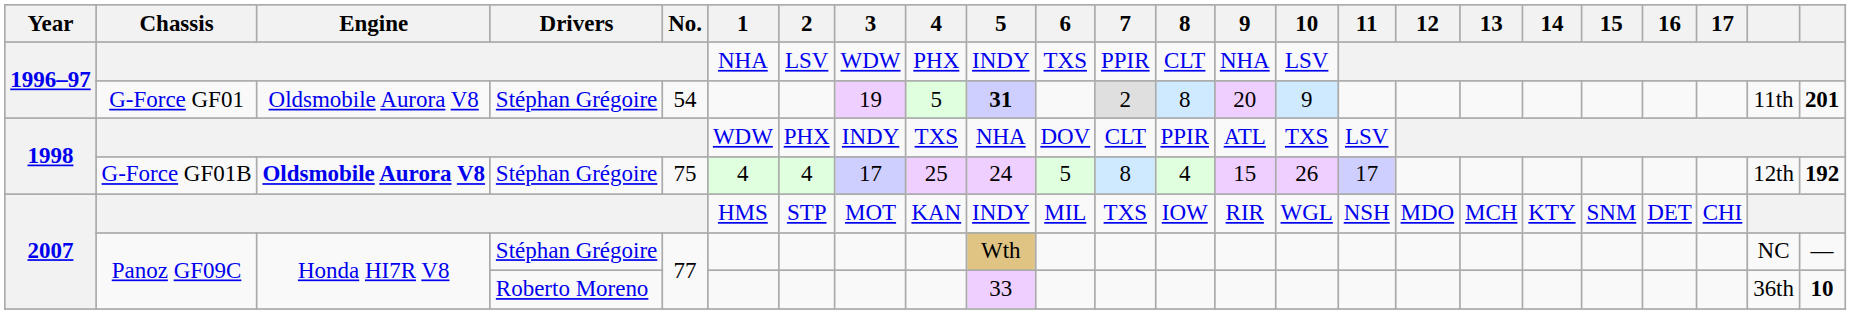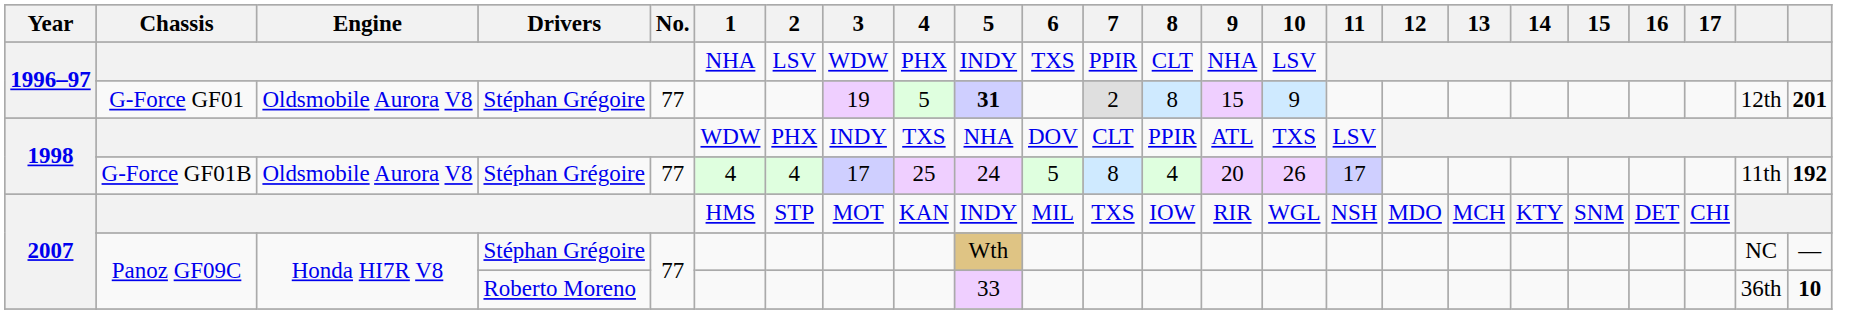(685, 98) 54 -> (673, 98) 77
(1245, 98) 20 -> (1232, 98) 15
(1774, 98) 11th -> (1761, 98) 12th
(374, 174) bold -> (368, 174) normal
(685, 174) 75 -> (673, 174) 77
(1245, 174) 15 -> (1232, 174) 20
(1774, 174) 12th -> (1761, 174) 11th
